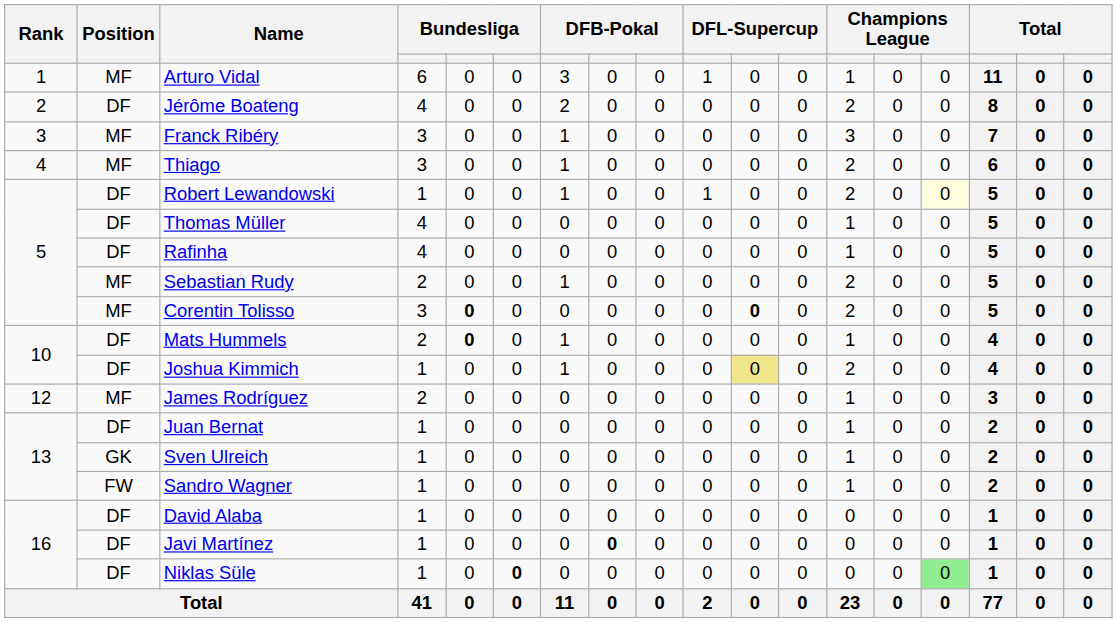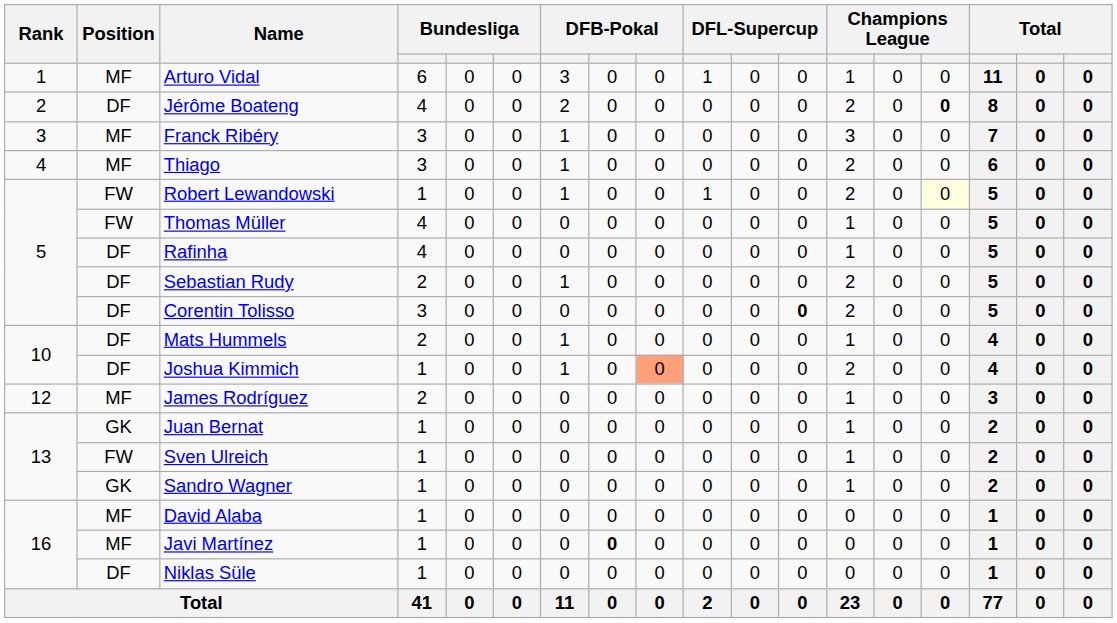(945, 106) normal -> (945, 106) bold
(118, 194) DF -> (118, 194) FW
(118, 223) DF -> (118, 223) FW
(118, 281) MF -> (118, 281) DF
(118, 310) MF -> (118, 310) DF
(469, 310) bold -> (469, 310) normal
(755, 310) bold -> (755, 310) normal
(802, 310) normal -> (802, 310) bold
(469, 340) bold -> (469, 340) normal
(660, 369) no background -> (660, 369) lightsalmon background
(755, 369) khaki background -> (755, 369) no background
(118, 427) DF -> (118, 427) GK
(118, 456) GK -> (118, 456) FW
(118, 485) FW -> (118, 485) GK
(118, 515) DF -> (118, 515) MF
(118, 544) DF -> (118, 544) MF
(517, 573) bold -> (517, 573) normal
(945, 573) lightgreen background -> (945, 573) no background
